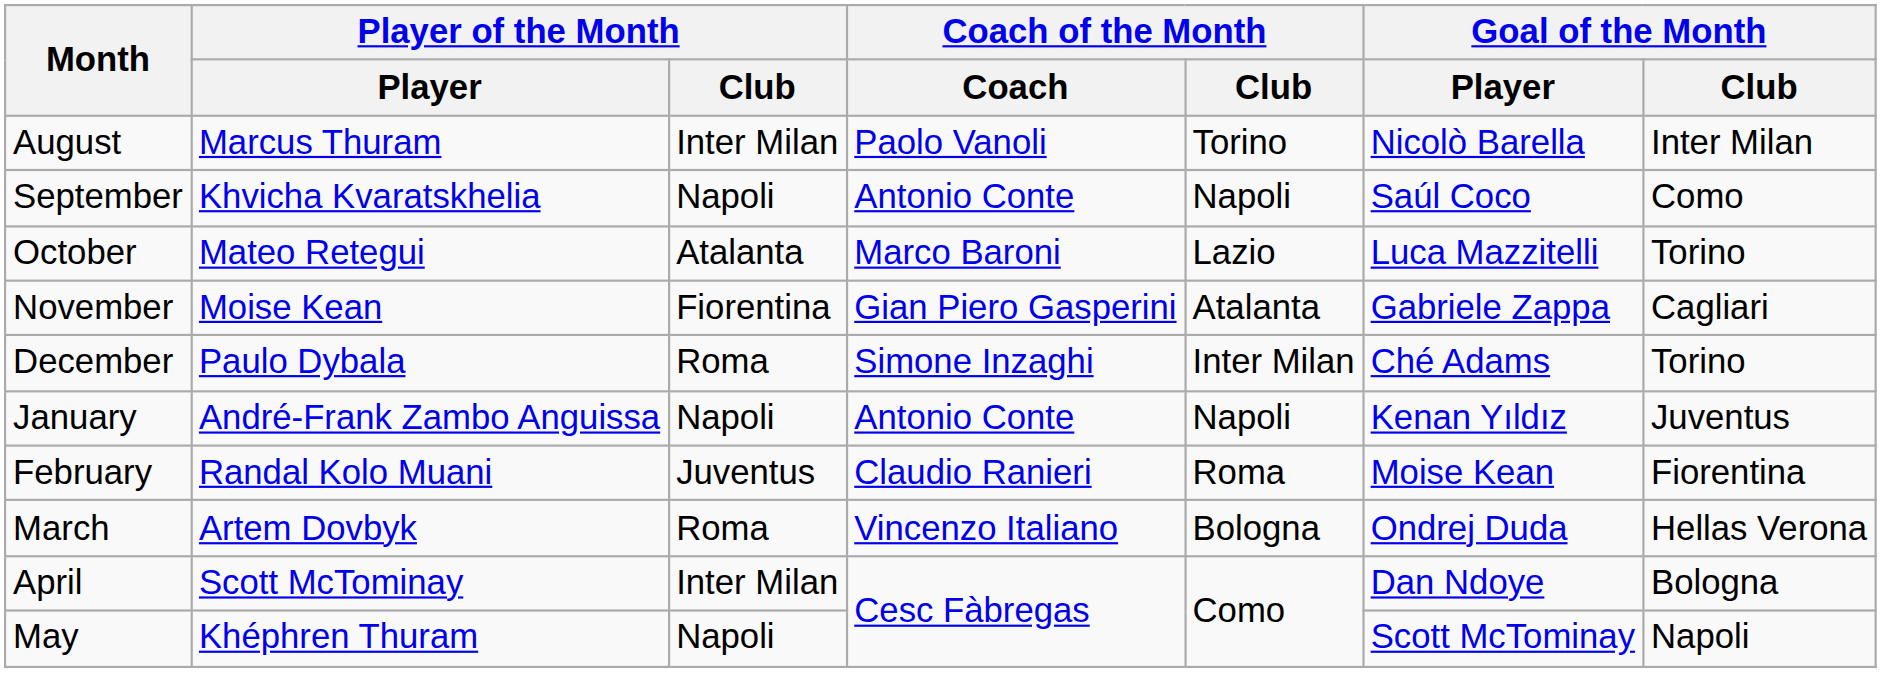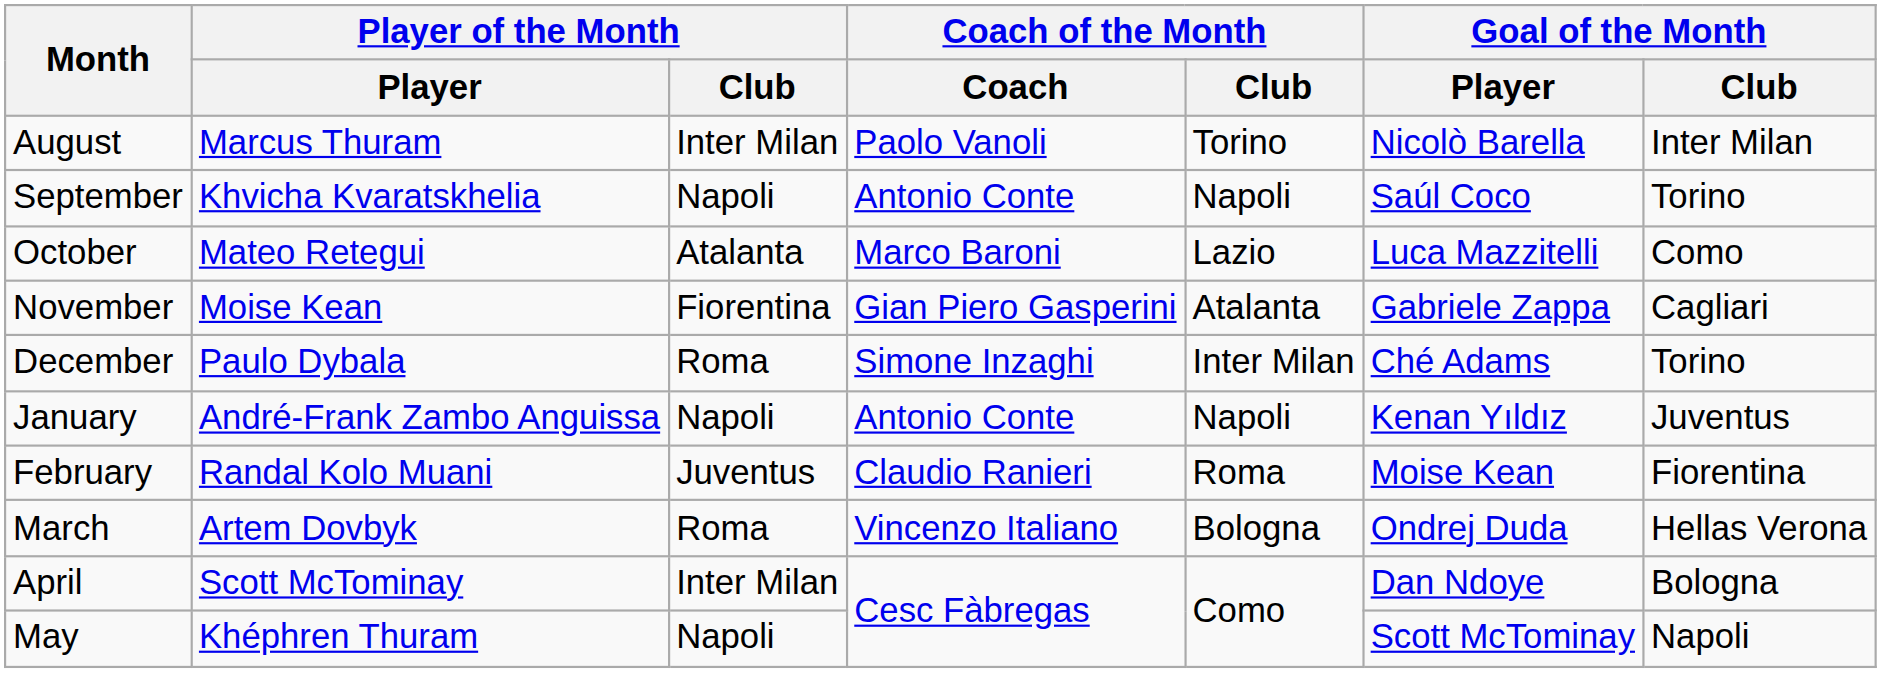(1697, 197) Como -> (1698, 197) Torino
(1698, 252) Torino -> (1697, 252) Como
